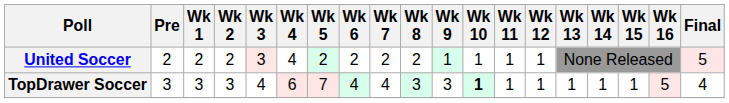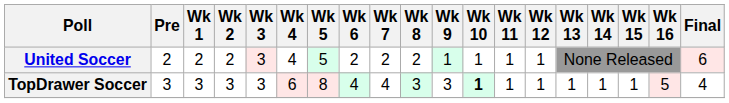(323, 60) 2 -> (323, 60) 5
(703, 60) 5 -> (703, 60) 6
(261, 85) 4 -> (261, 85) 3
(323, 85) 7 -> (323, 85) 8
